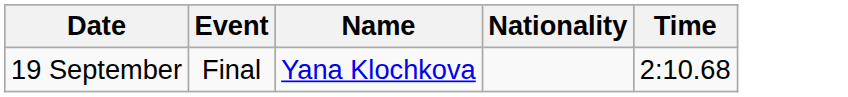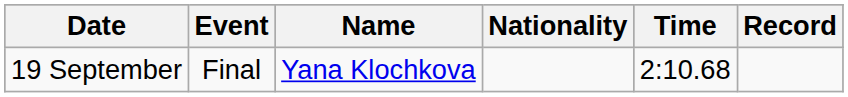+ column: (790, 26)
